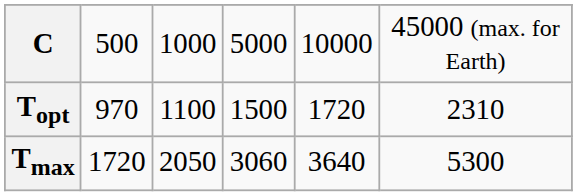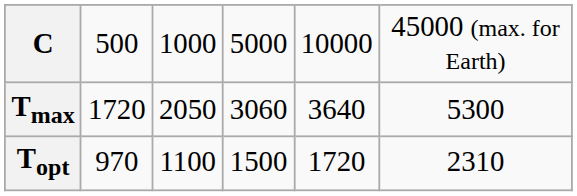rows swapped: (43, 162) <-> (43, 109)
